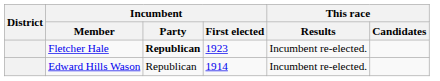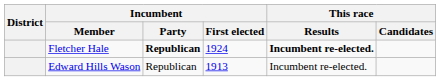(217, 48) 1923 -> (217, 48) 1924
(318, 48) normal -> (322, 48) bold
(217, 66) 1914 -> (217, 66) 1913
